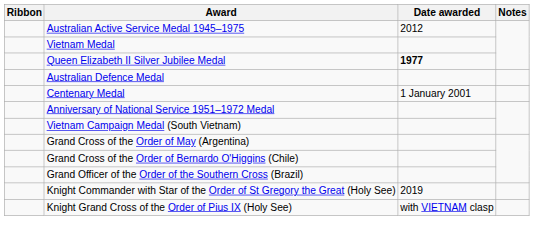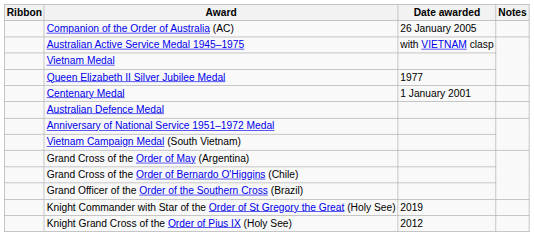+ row: (140, 28)
(412, 28) 2012 -> (447, 45) with VIETNAM clasp
(412, 61) bold -> (412, 77) normal
rows swapped: (86, 93) <-> (105, 77)
(447, 207) with VIETNAM clasp -> (412, 223) 2012
